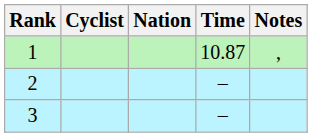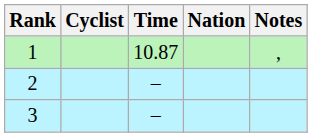columns swapped: (162, 20) <-> (223, 20)
